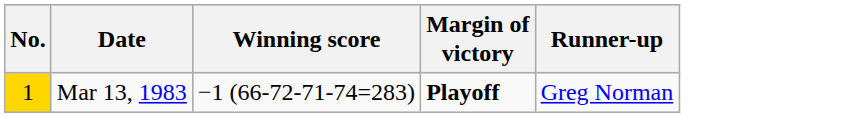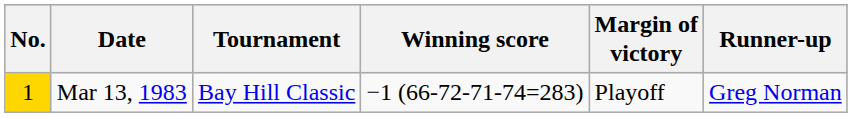+ column: (277, 38)
(463, 92) bold -> (630, 92) normal
